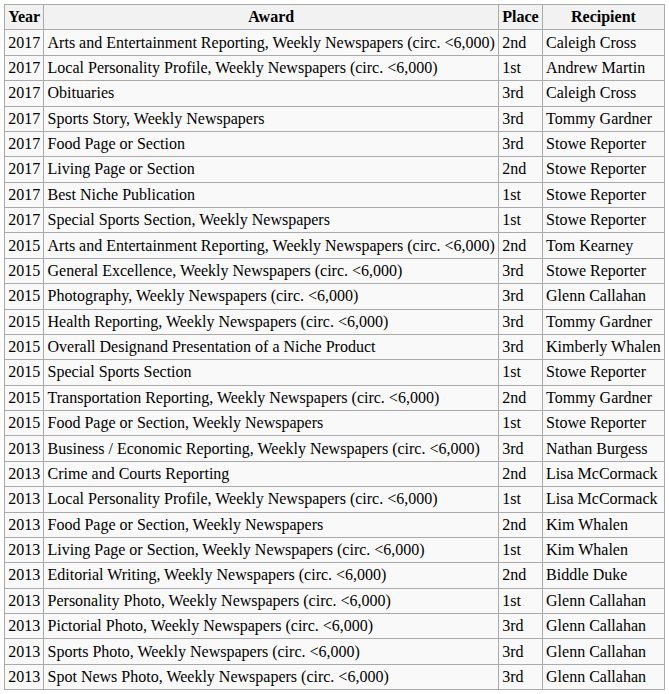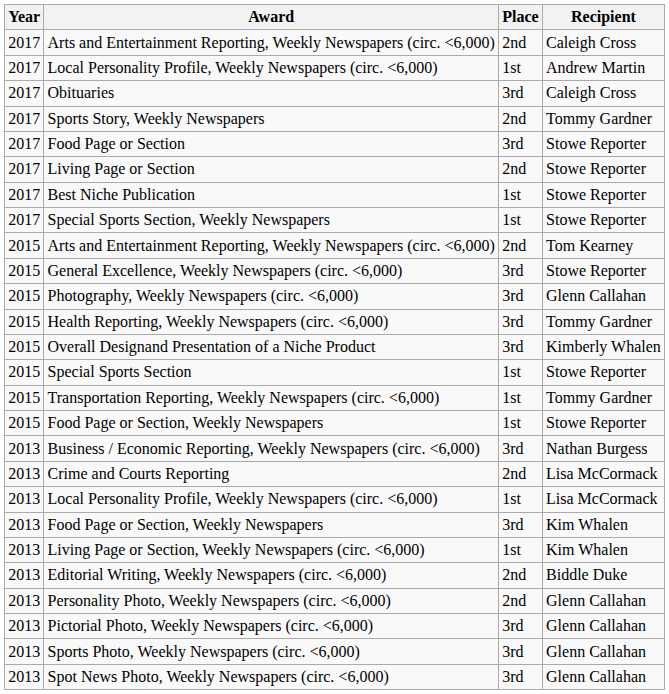(513, 118) 3rd -> (514, 118) 2nd
(514, 397) 2nd -> (512, 397) 1st
(514, 524) 2nd -> (513, 524) 3rd
(512, 600) 1st -> (514, 600) 2nd
